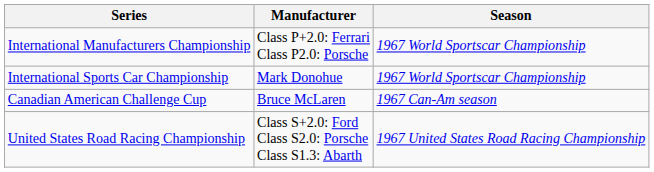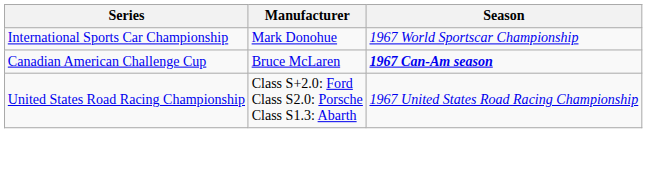- row: (129, 46)
(437, 100) normal -> (431, 61) bold
